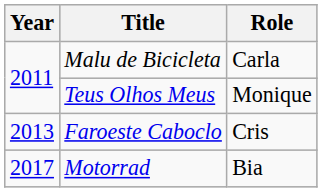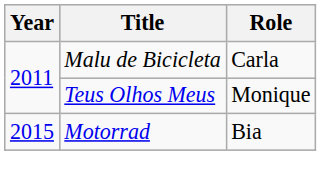- row: (143, 132)
(32, 168) 2017 -> (32, 132) 2015
